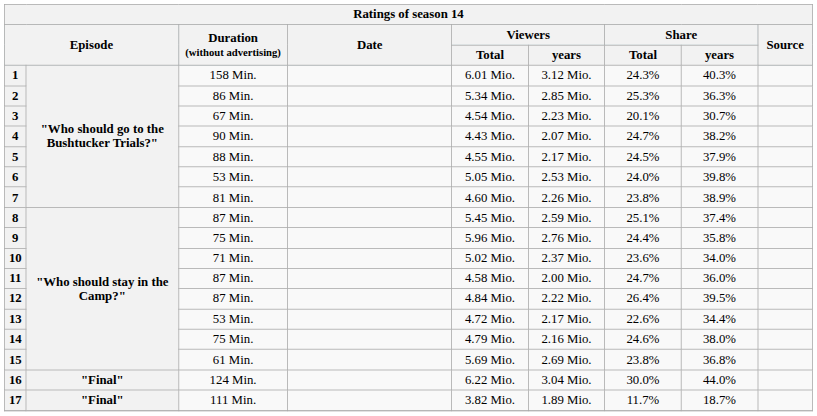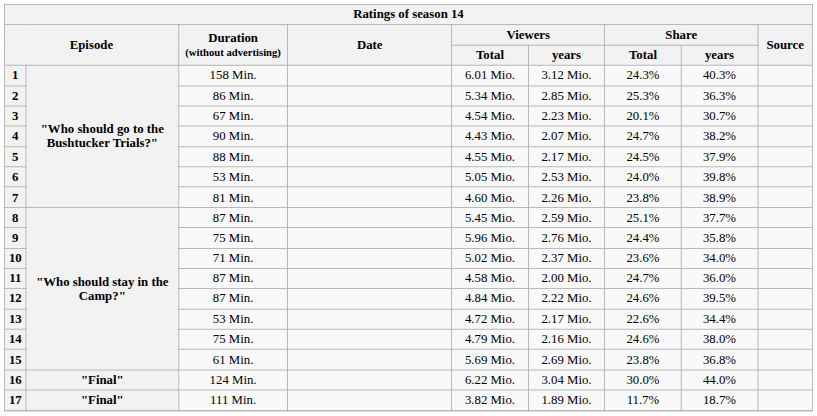(719, 217) 37.4% -> (719, 217) 37.7%
(643, 298) 26.4% -> (643, 298) 24.6%
